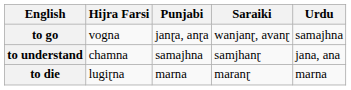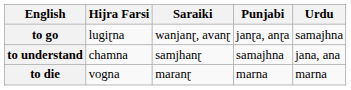columns swapped: (182, 14) <-> (252, 14)
(104, 34) vogna -> (107, 34) lugiɽna
(107, 74) lugiɽna -> (104, 74) vogna
